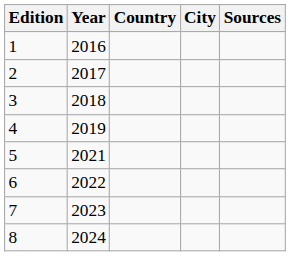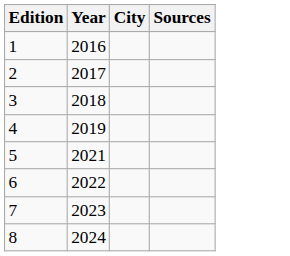- column: (145, 18)
